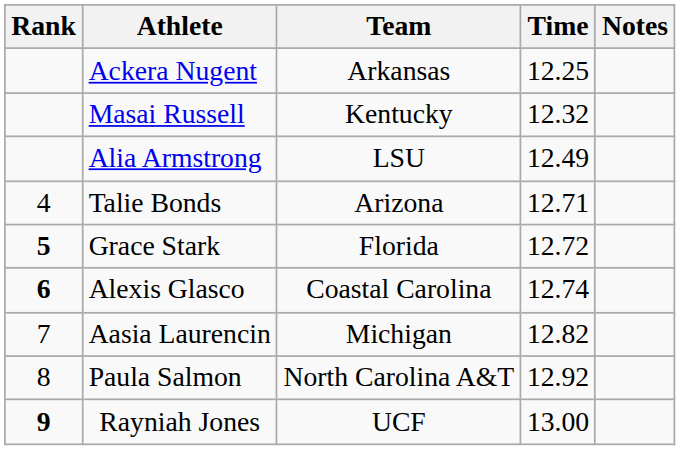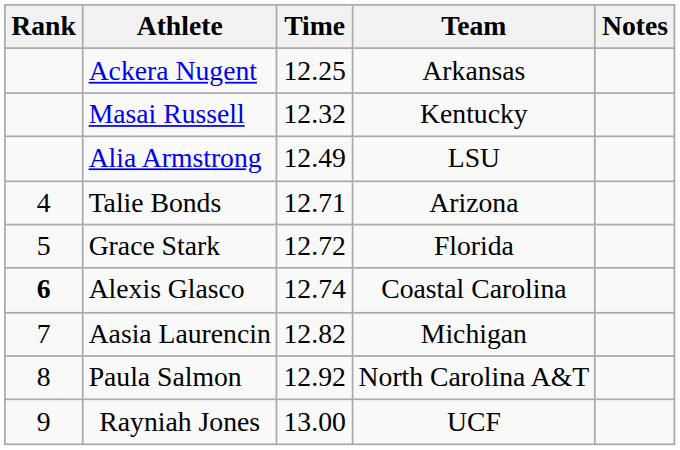columns swapped: (399, 26) <-> (558, 26)
(44, 245) bold -> (44, 245) normal
(44, 421) bold -> (44, 421) normal
